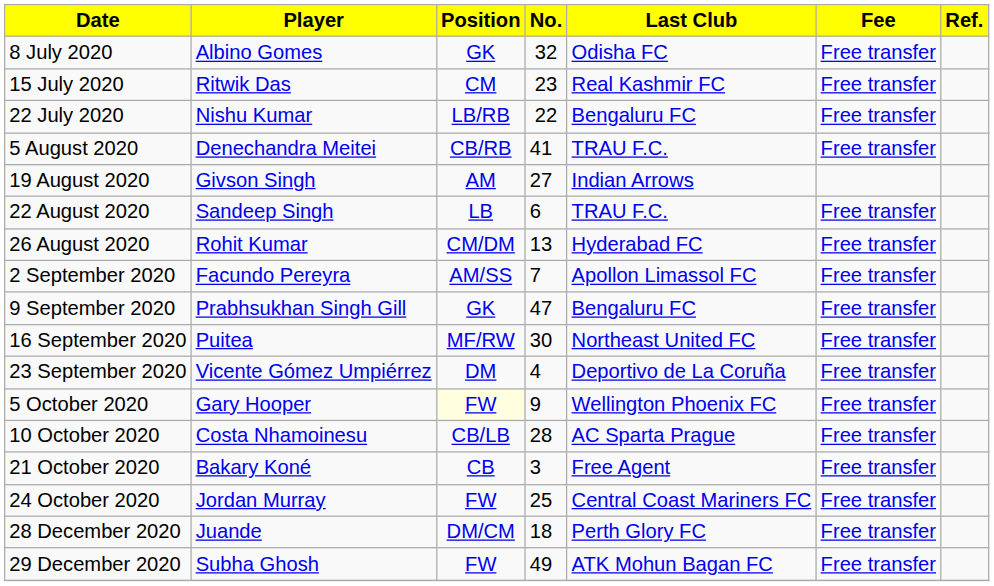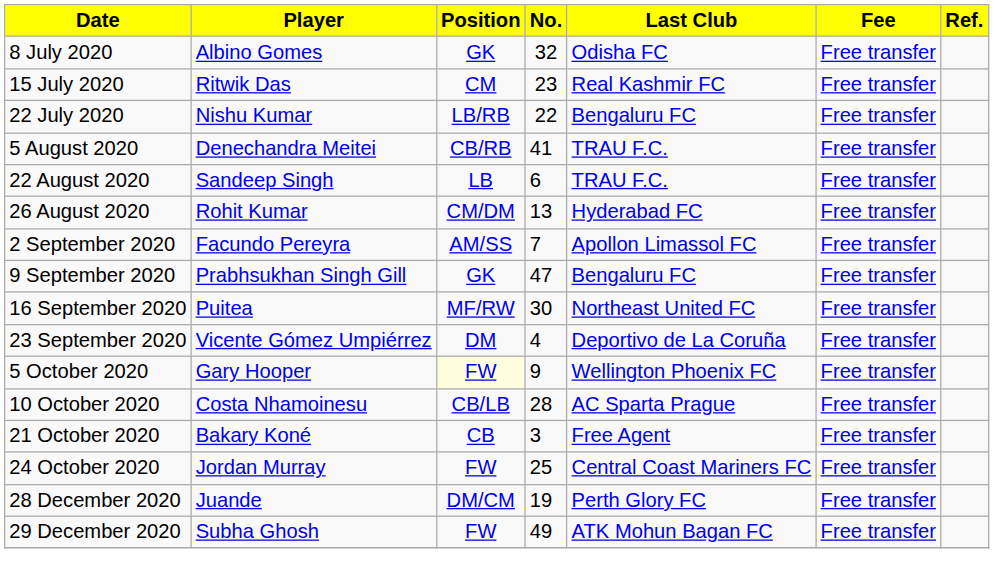- row: (79, 180)
(541, 532) 18 -> (541, 500) 19
